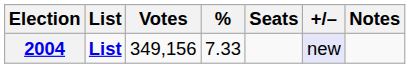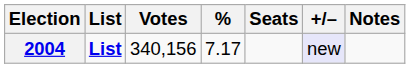(163, 48) 349,156 -> (163, 48) 340,156
(223, 48) 7.33 -> (223, 48) 7.17
